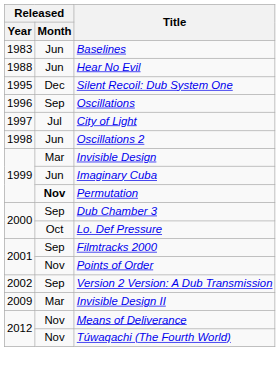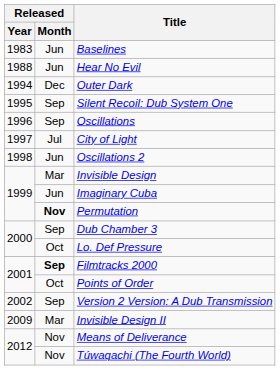+ row: (105, 85)
(55, 85) Dec -> (55, 103) Sep
(55, 247) normal -> (55, 265) bold
(55, 265) Nov -> (55, 283) Oct
